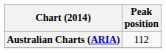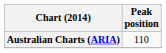(141, 39) 112 -> (141, 39) 110
